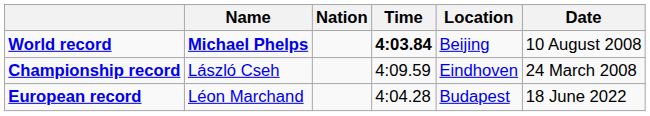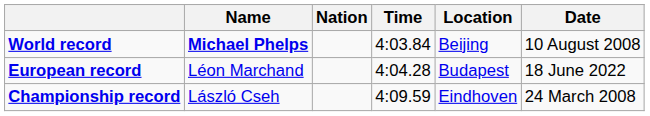(404, 44) bold -> (403, 44) normal
rows swapped: (75, 96) <-> (94, 70)
